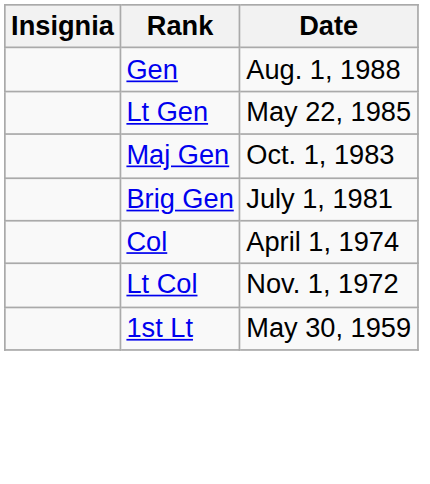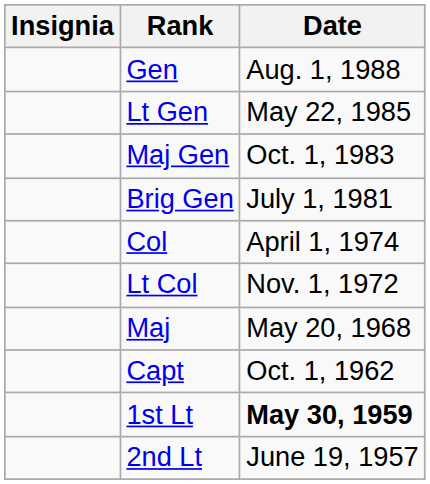+ row: (148, 328)
+ row: (155, 371)
(329, 328) normal -> (329, 414) bold
+ row: (164, 457)
